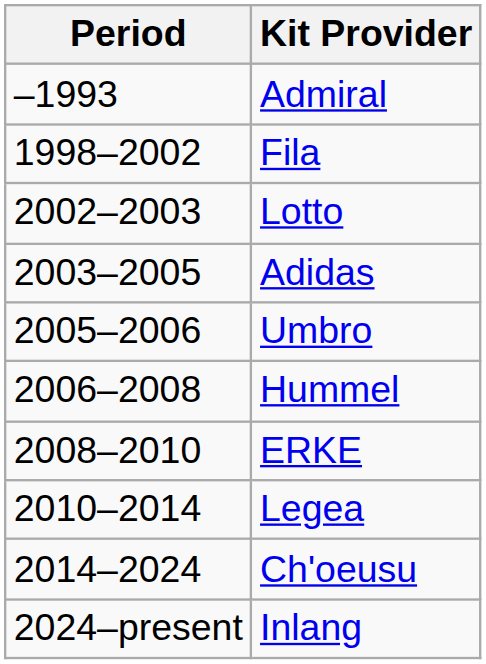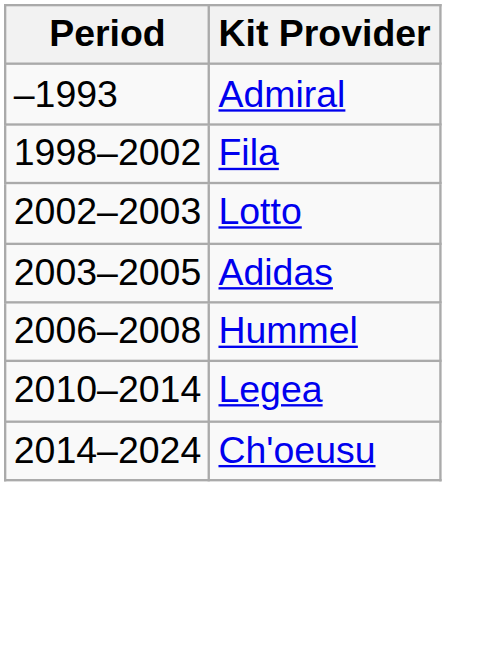- row: (316, 331)
- row: (311, 449)
- row: (311, 627)
